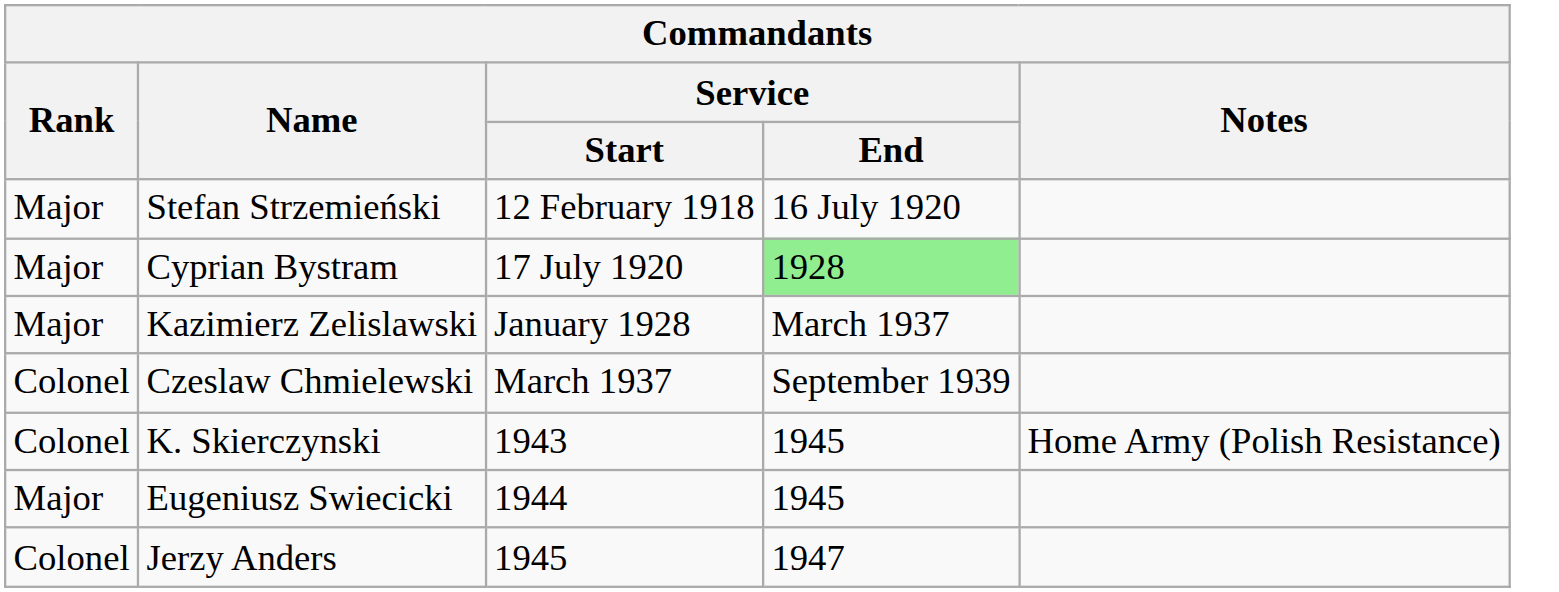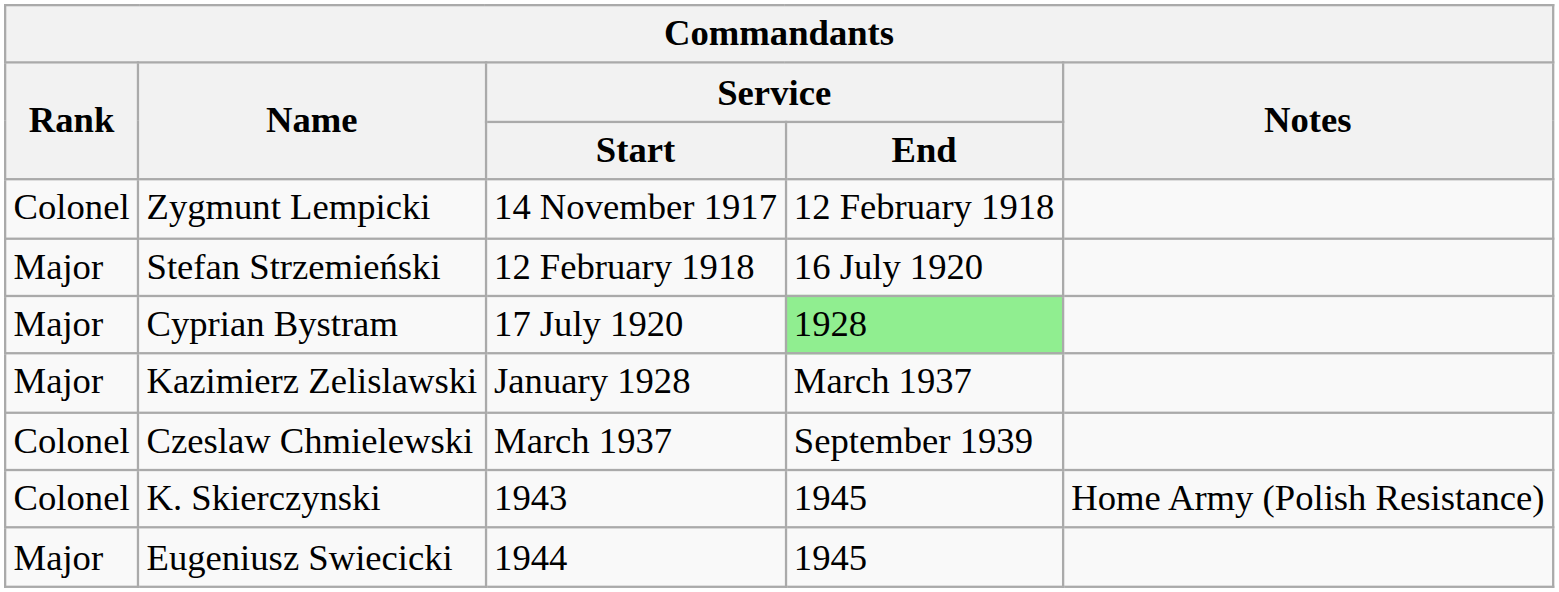+ row: (288, 207)
- row: (242, 556)
